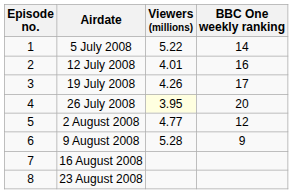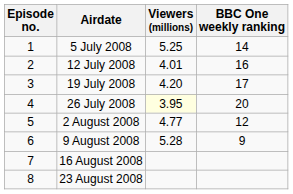(171, 46) 5.22 -> (171, 46) 5.25
(171, 84) 4.26 -> (171, 84) 4.20
